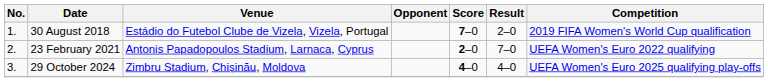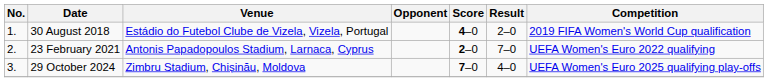(468, 31) 7–0 -> (468, 31) 4–0
(468, 67) 4–0 -> (468, 67) 7–0
